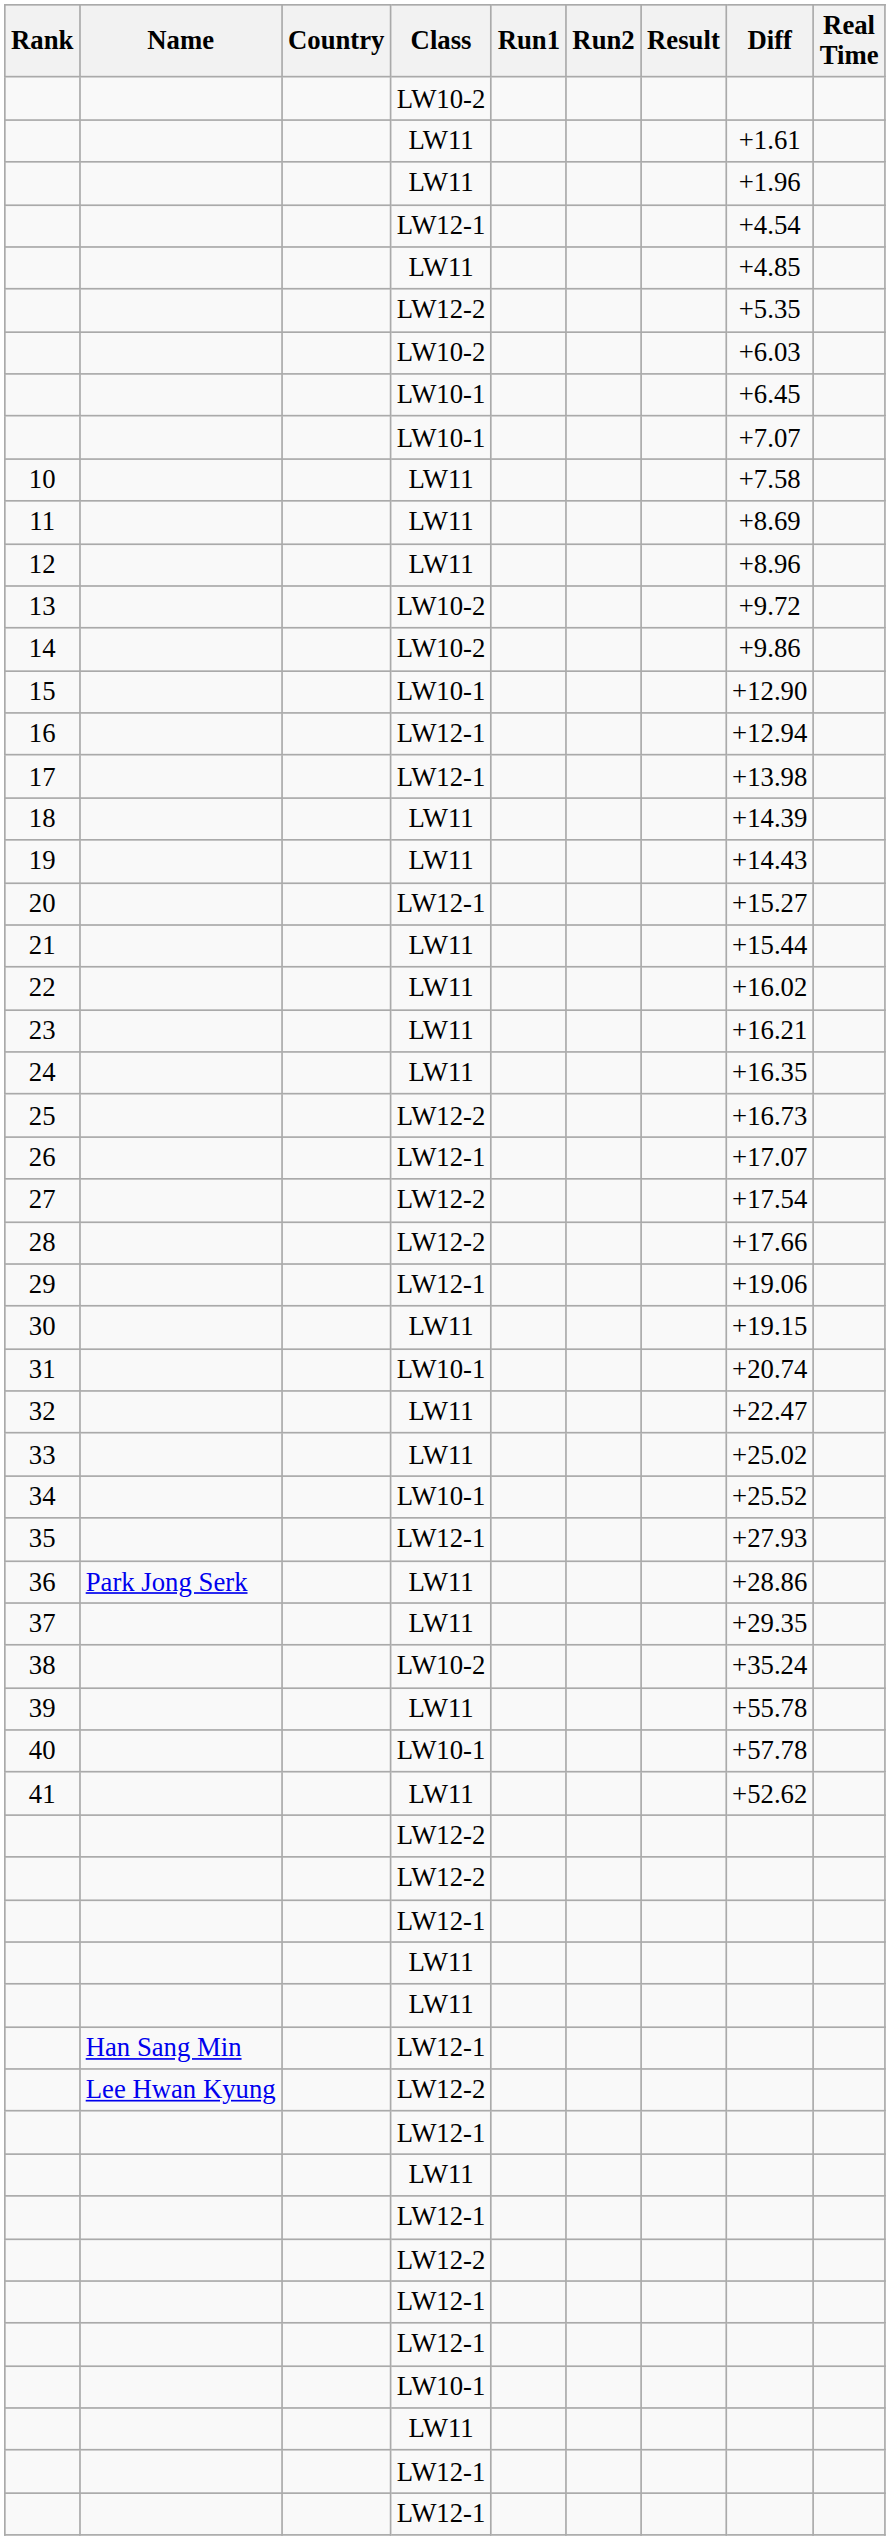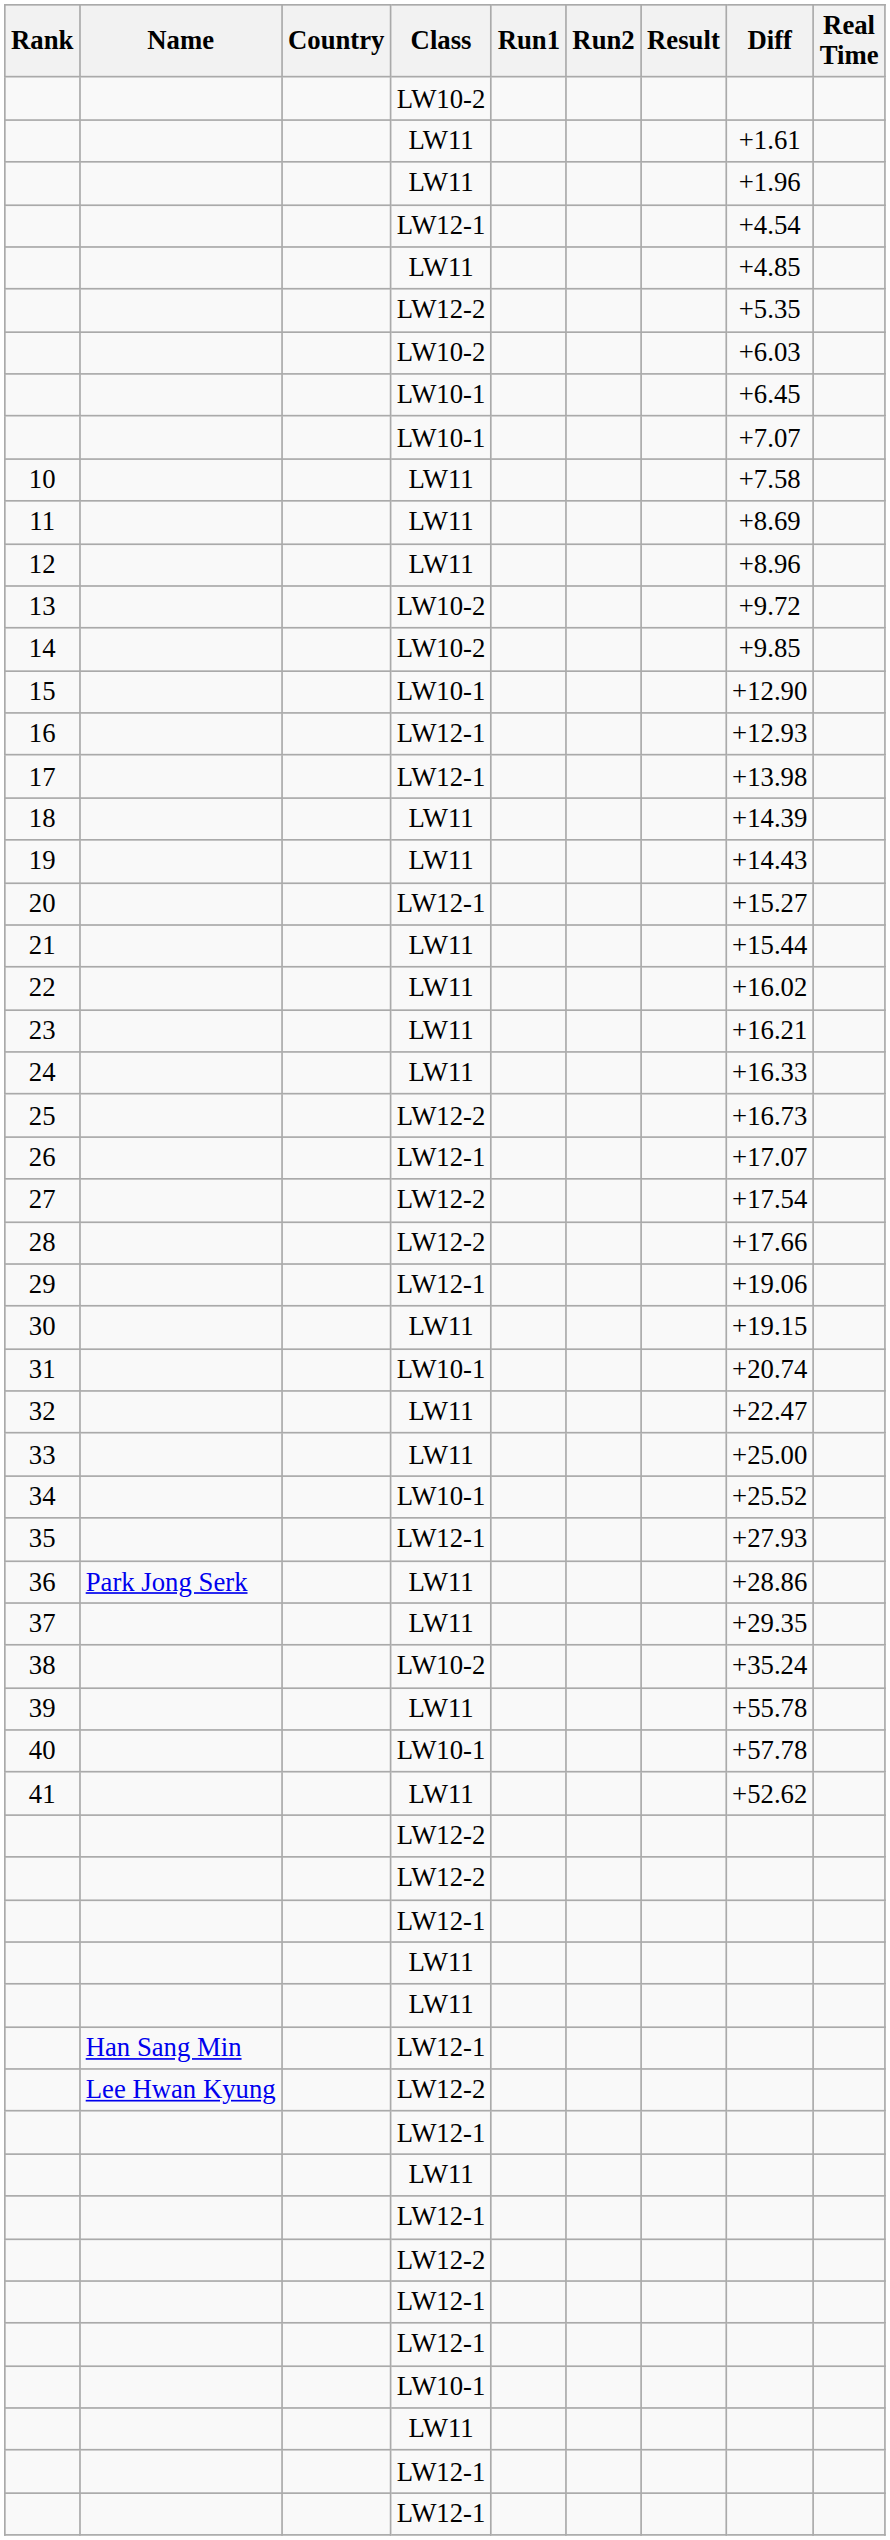(770, 649) +9.86 -> (770, 649) +9.85
(770, 733) +12.94 -> (770, 733) +12.93
(770, 1072) +16.35 -> (770, 1072) +16.33
(770, 1454) +25.02 -> (770, 1454) +25.00
